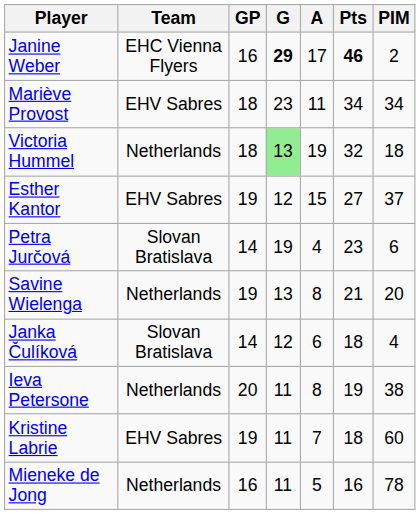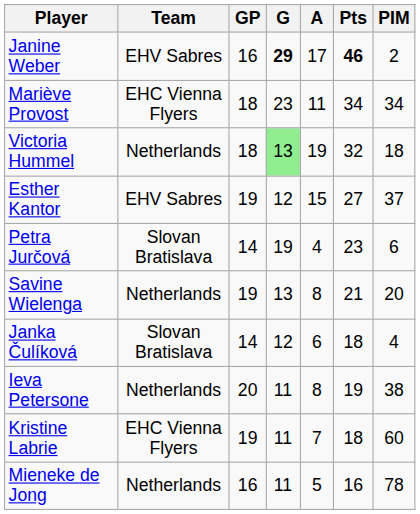(174, 56) EHC Vienna Flyers -> (174, 56) EHV Sabres
(174, 103) EHV Sabres -> (174, 103) EHC Vienna Flyers
(174, 437) EHV Sabres -> (174, 437) EHC Vienna Flyers
